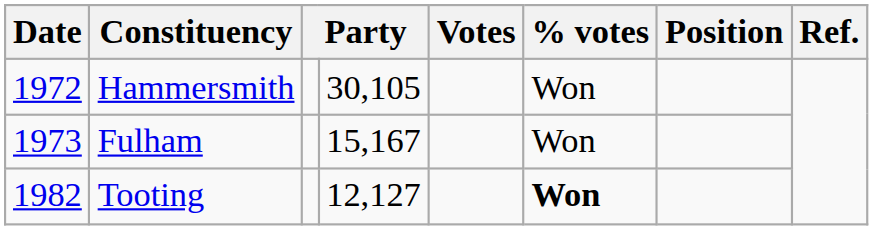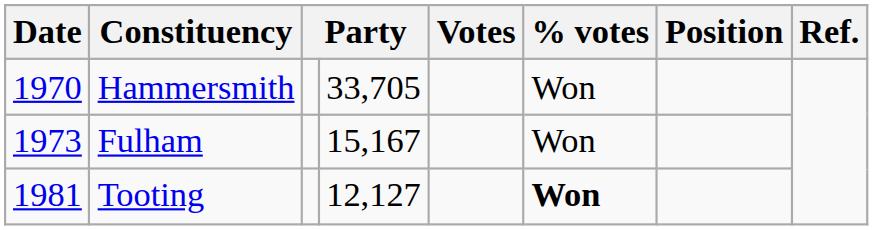(47, 86) 1972 -> (47, 86) 1970
(373, 86) 30,105 -> (373, 86) 33,705
(47, 195) 1982 -> (47, 195) 1981
